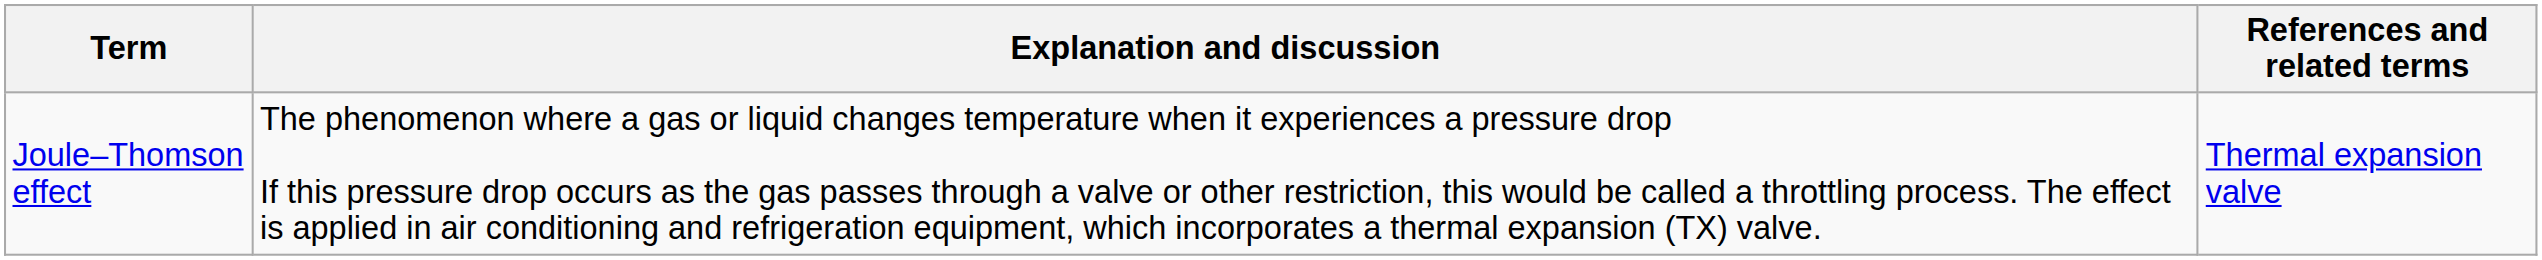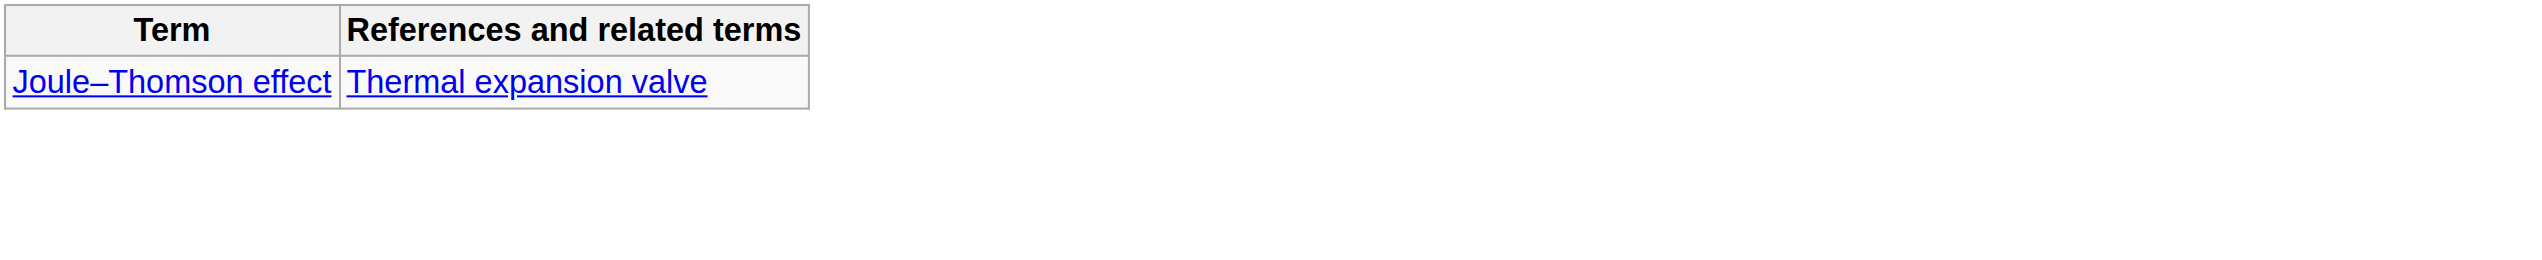- column: (1225, 48)
